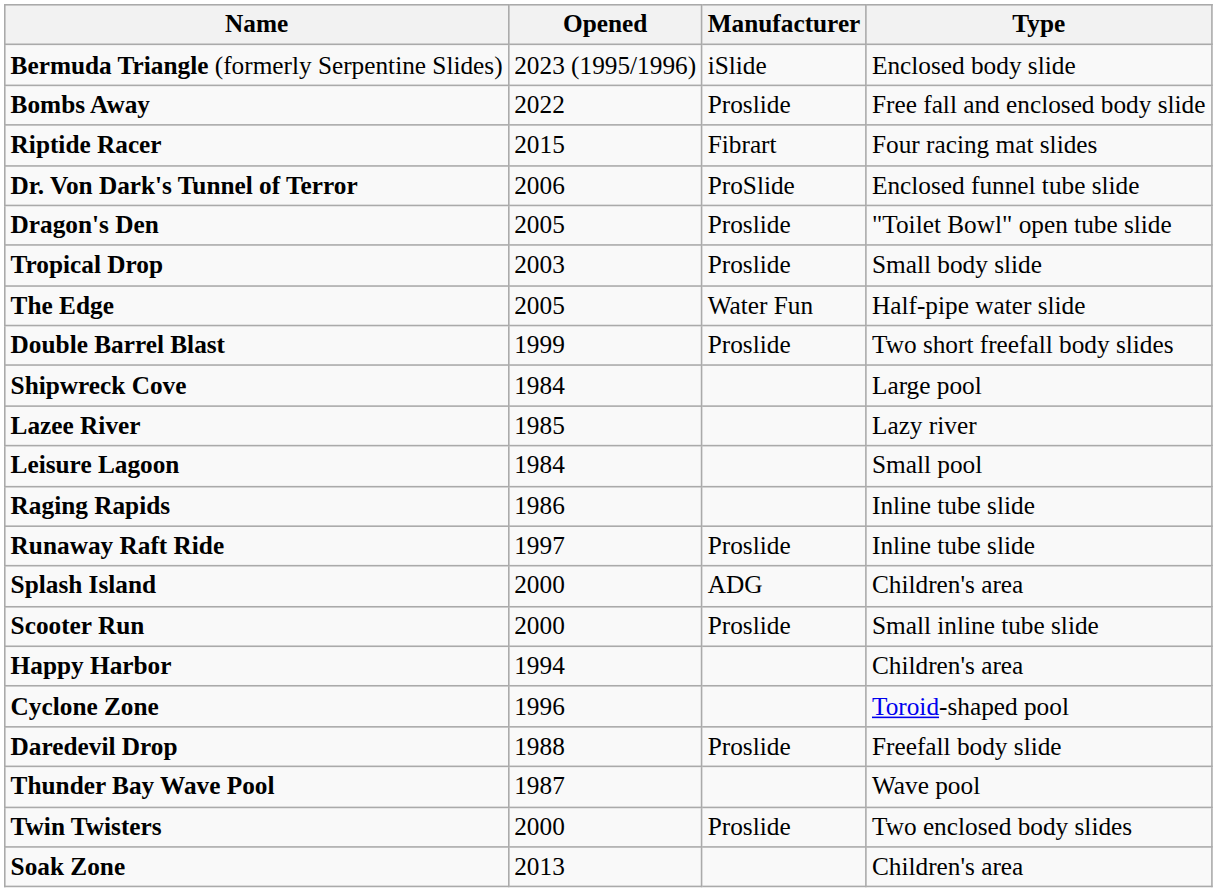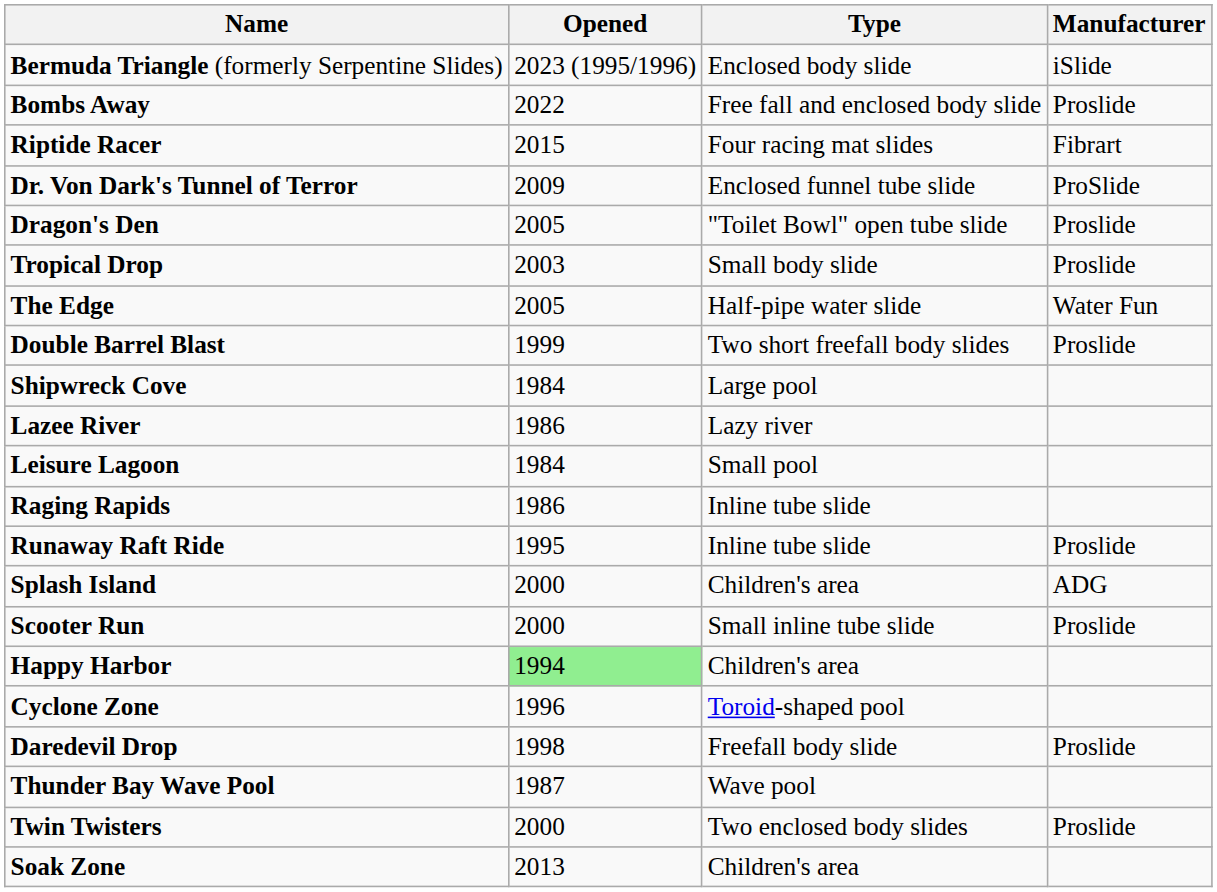columns swapped: (784, 24) <-> (1039, 24)
(539, 184) 2006 -> (539, 184) 2009
(539, 425) 1985 -> (539, 425) 1986
(539, 545) 1997 -> (539, 545) 1995
(539, 666) no background -> (539, 666) lightgreen background
(539, 746) 1988 -> (539, 746) 1998
